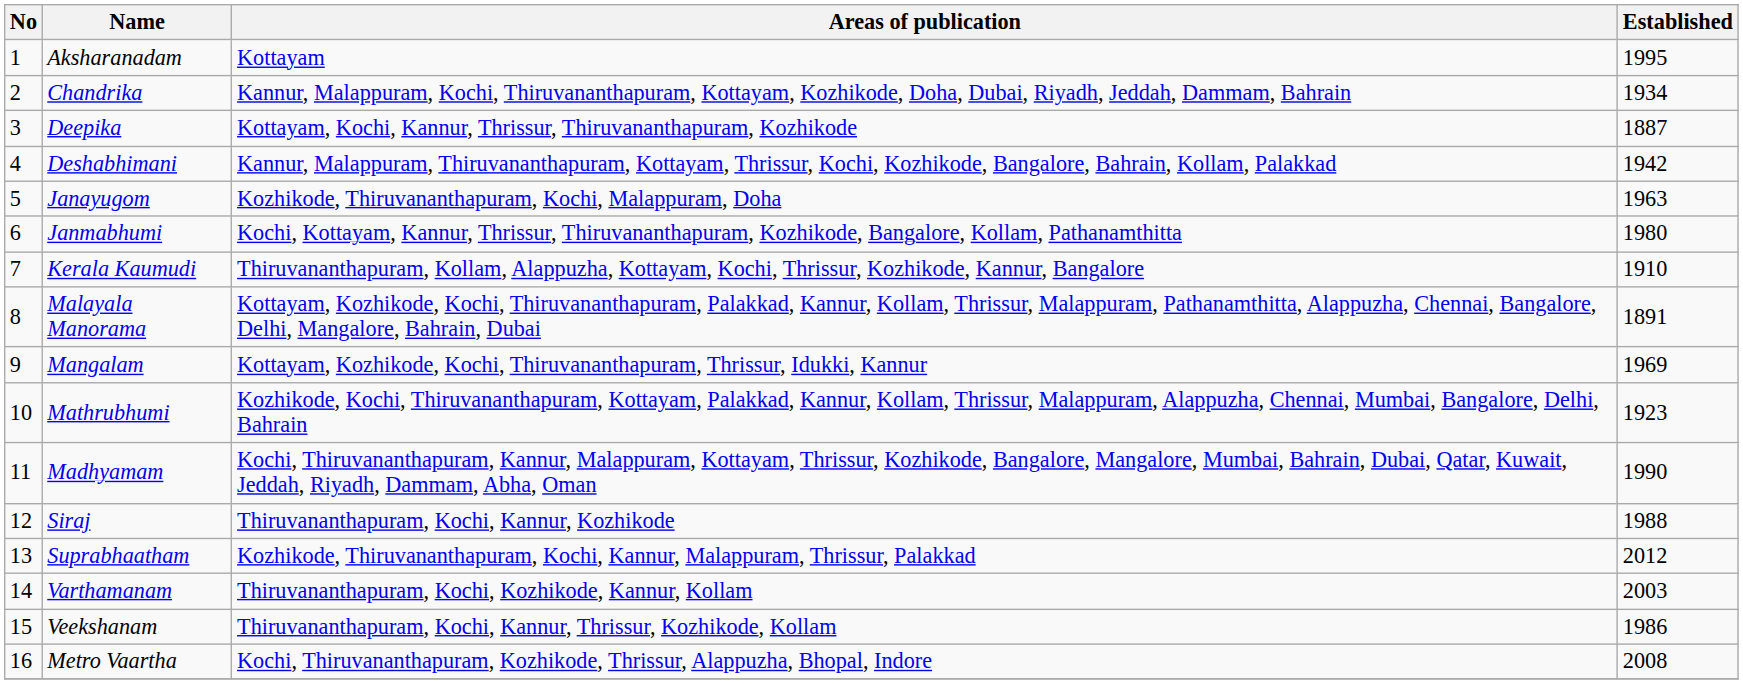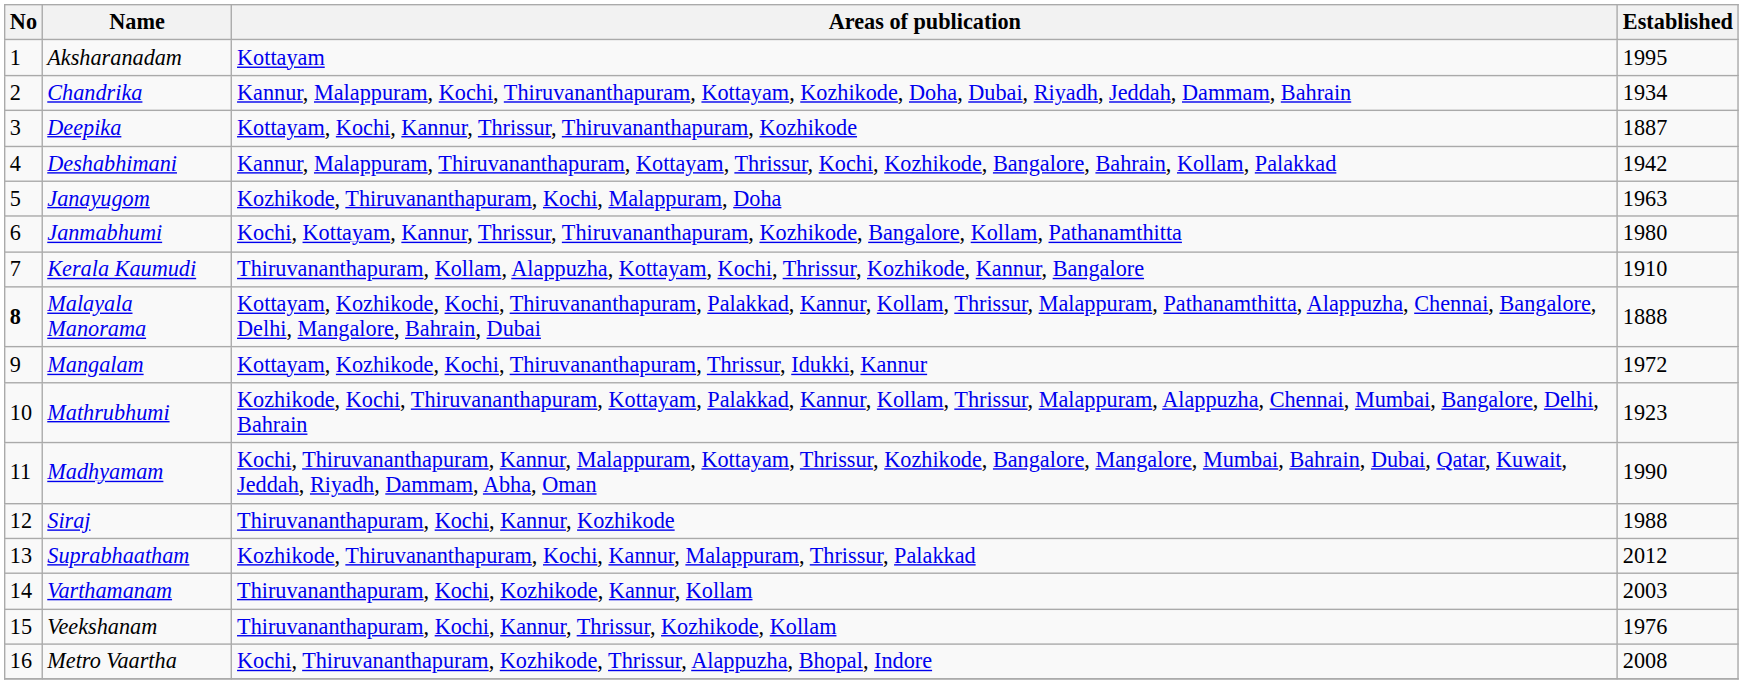(15, 316) normal -> (15, 316) bold
(1645, 316) 1891 -> (1645, 316) 1888
(1645, 364) 1969 -> (1645, 364) 1972
(1645, 626) 1986 -> (1645, 626) 1976
